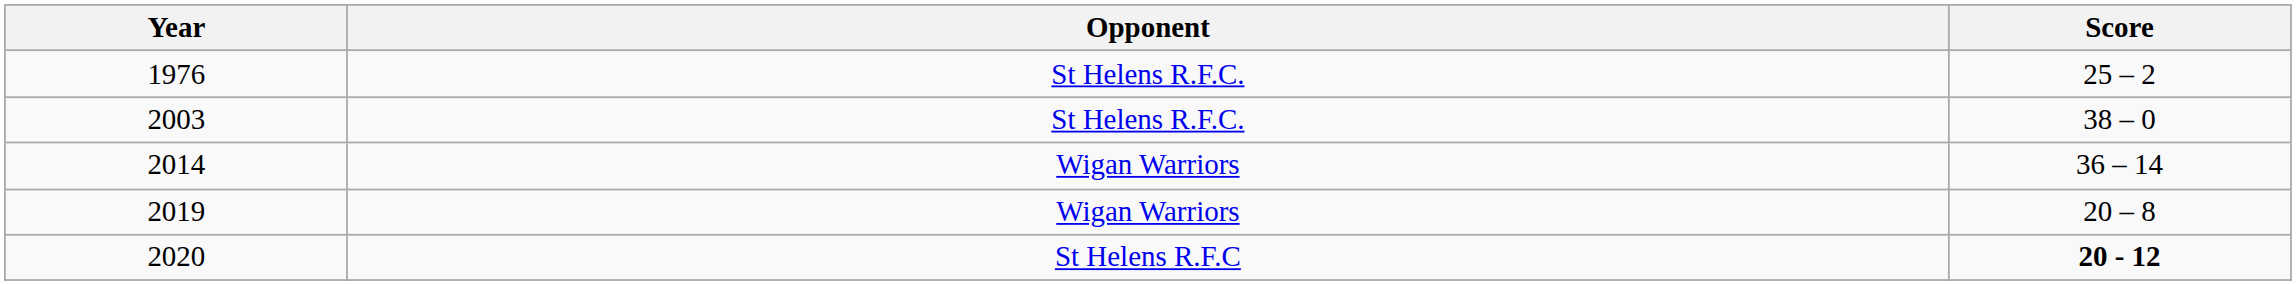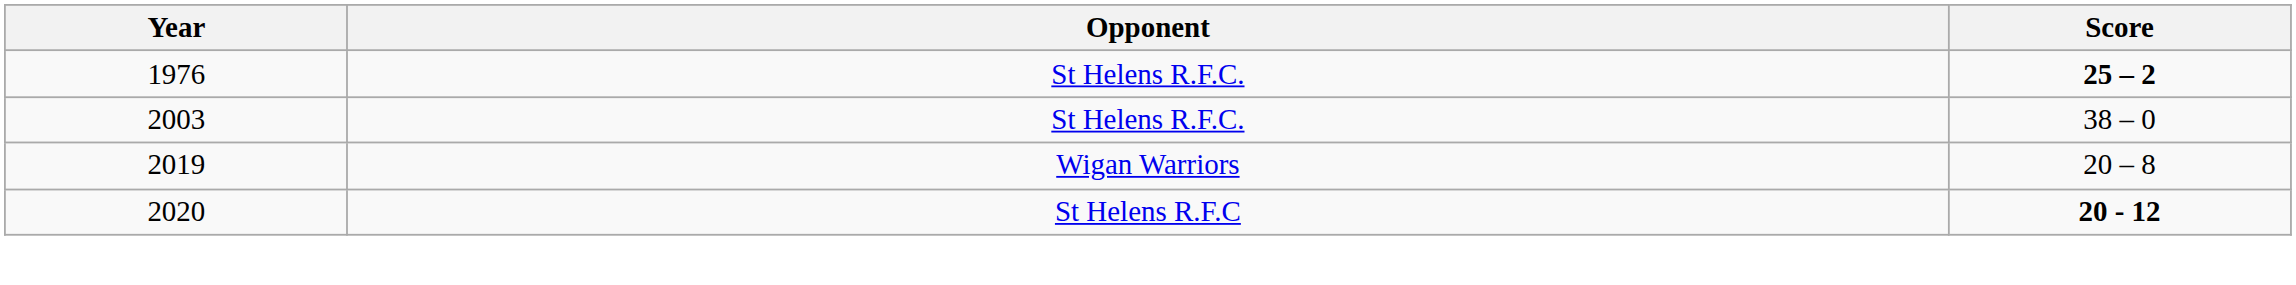(2119, 73) normal -> (2119, 73) bold
- row: (176, 165)
